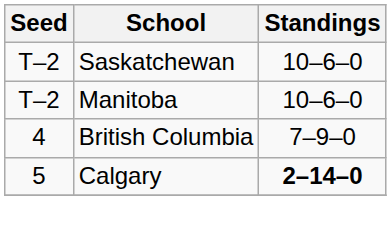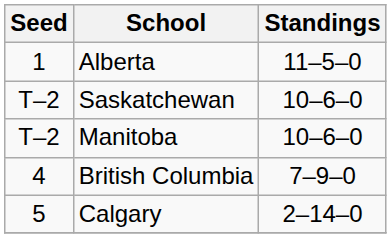+ row: (117, 61)
(323, 175) bold -> (323, 213) normal
